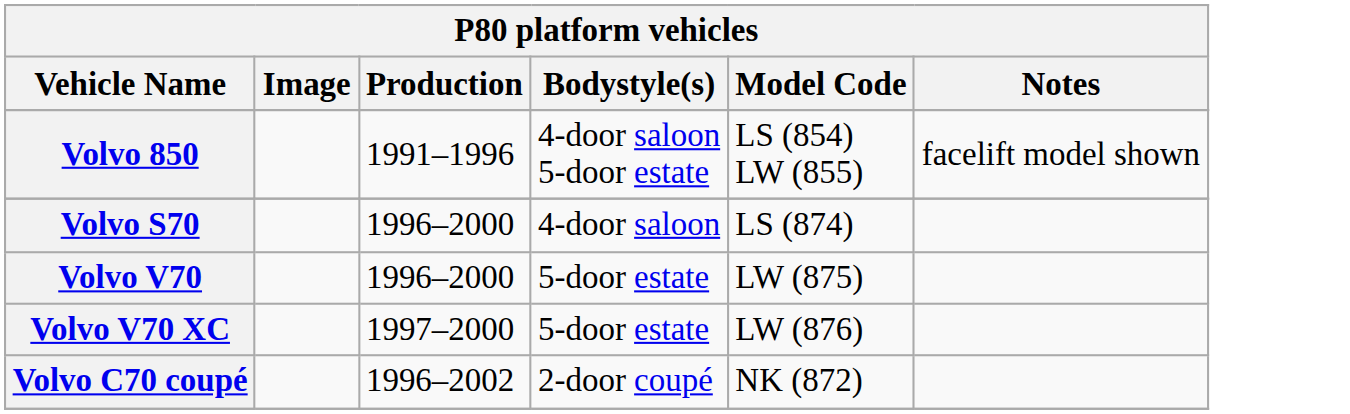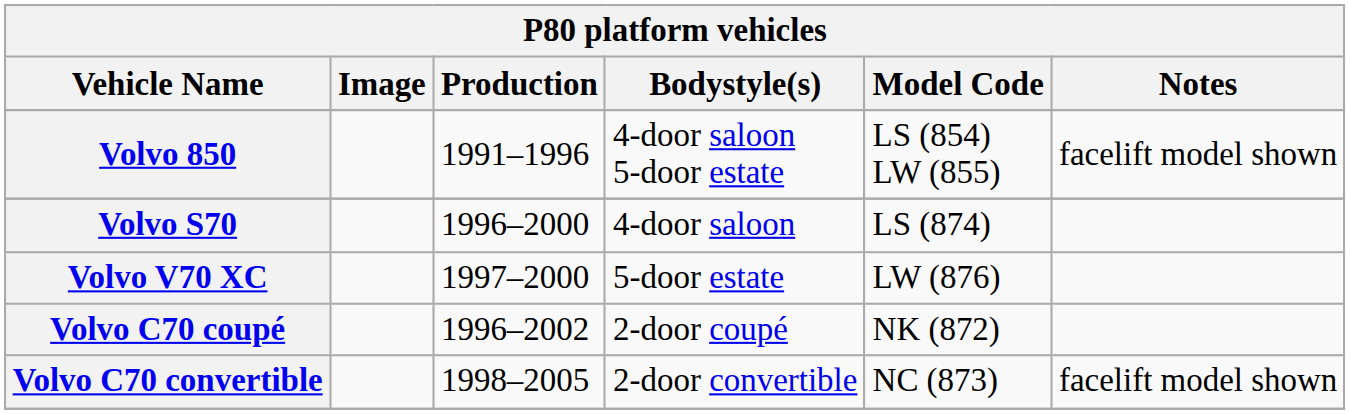- row: (130, 276)
+ row: (168, 381)
